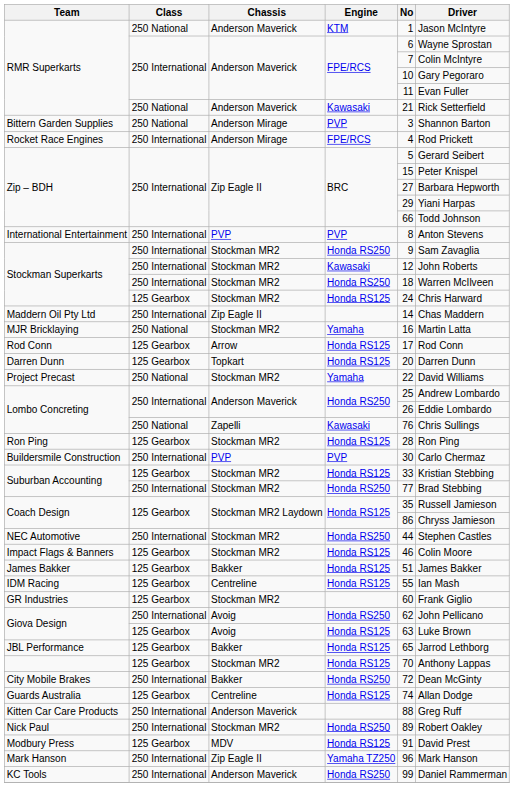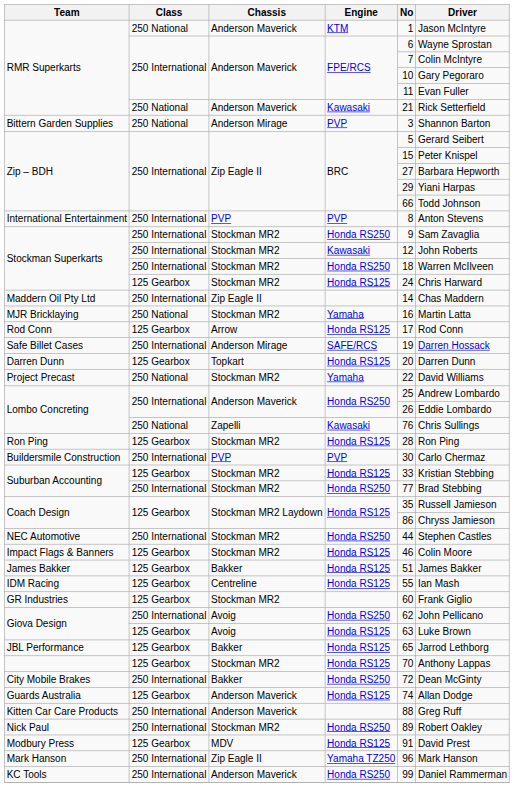- row: (55, 140)
+ row: (45, 346)
(234, 695) Centreline -> (254, 695) Anderson Maverick
